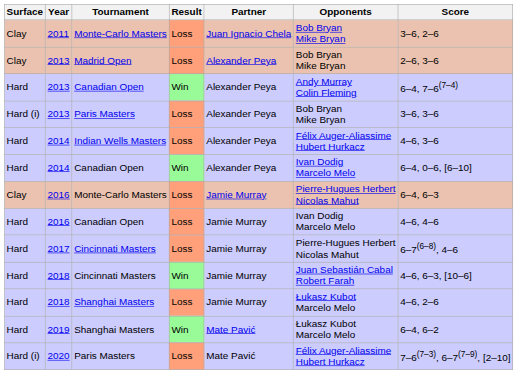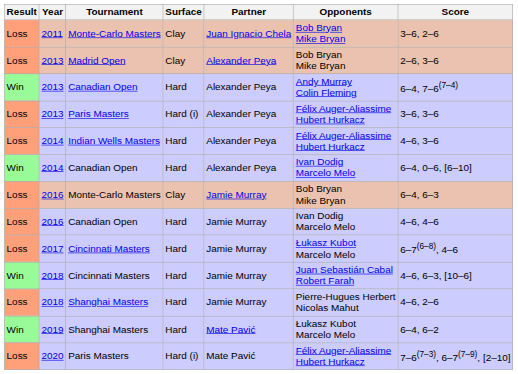columns swapped: (187, 12) <-> (25, 12)
(321, 114) Bob Bryan Mike Bryan -> (343, 114) Félix Auger-Aliassime Hubert Hurkacz
(346, 195) Pierre-Hugues Herbert Nicolas Mahut -> (321, 195) Bob Bryan Mike Bryan
(346, 248) Pierre-Hugues Herbert Nicolas Mahut -> (326, 248) Łukasz Kubot Marcelo Melo
(326, 302) Łukasz Kubot Marcelo Melo -> (346, 302) Pierre-Hugues Herbert Nicolas Mahut
